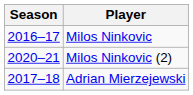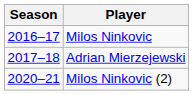rows swapped: (126, 79) <-> (119, 57)
